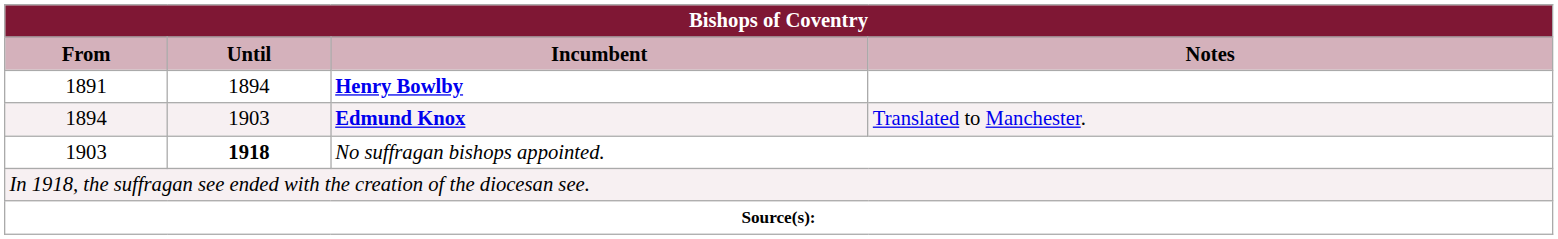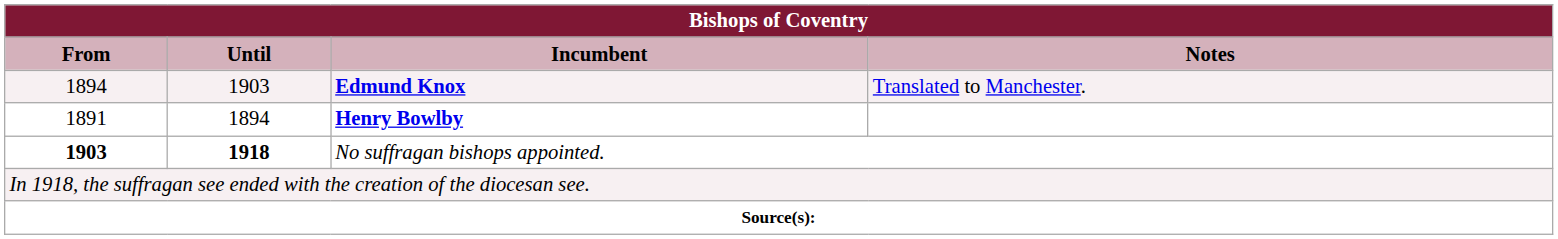rows swapped: (399, 86) <-> (400, 119)
(86, 151) normal -> (86, 151) bold
